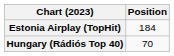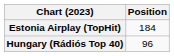(147, 43) 70 -> (147, 43) 96
